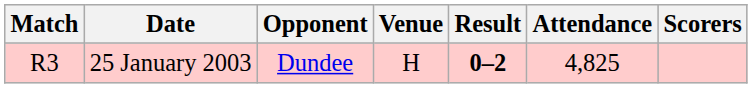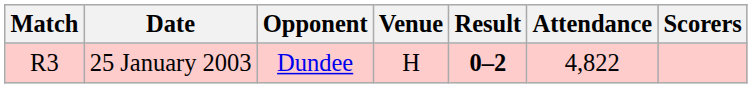(592, 62) 4,825 -> (592, 62) 4,822
